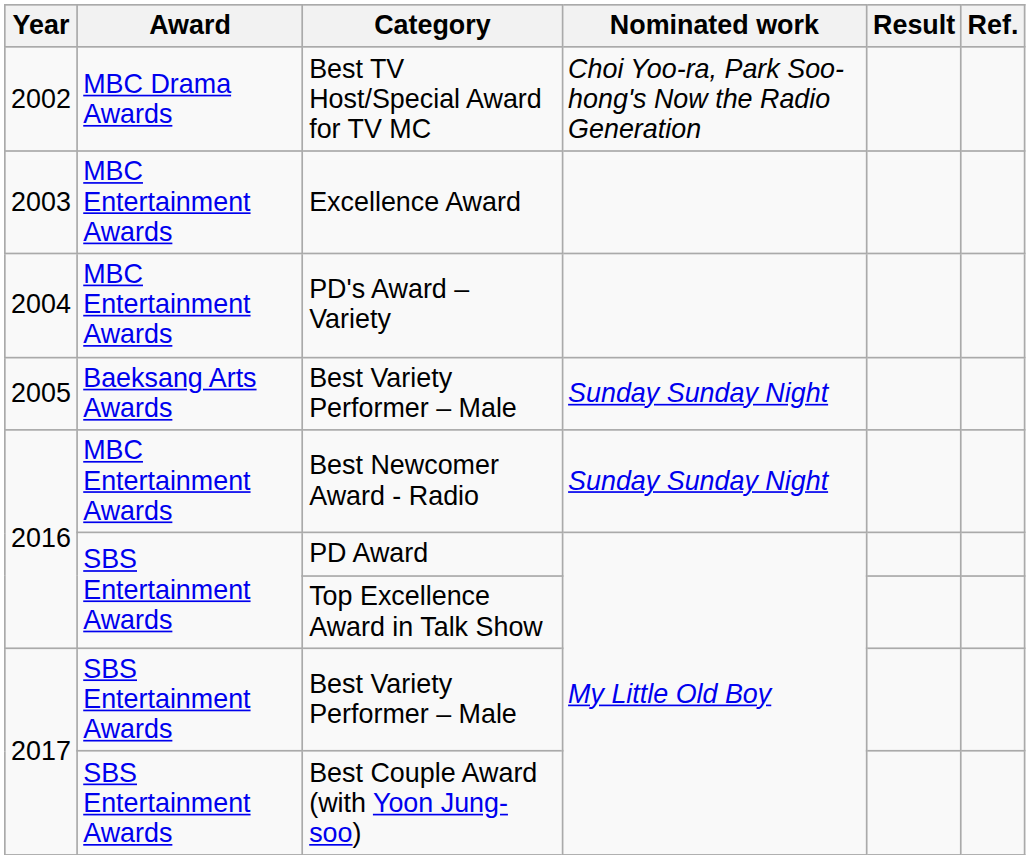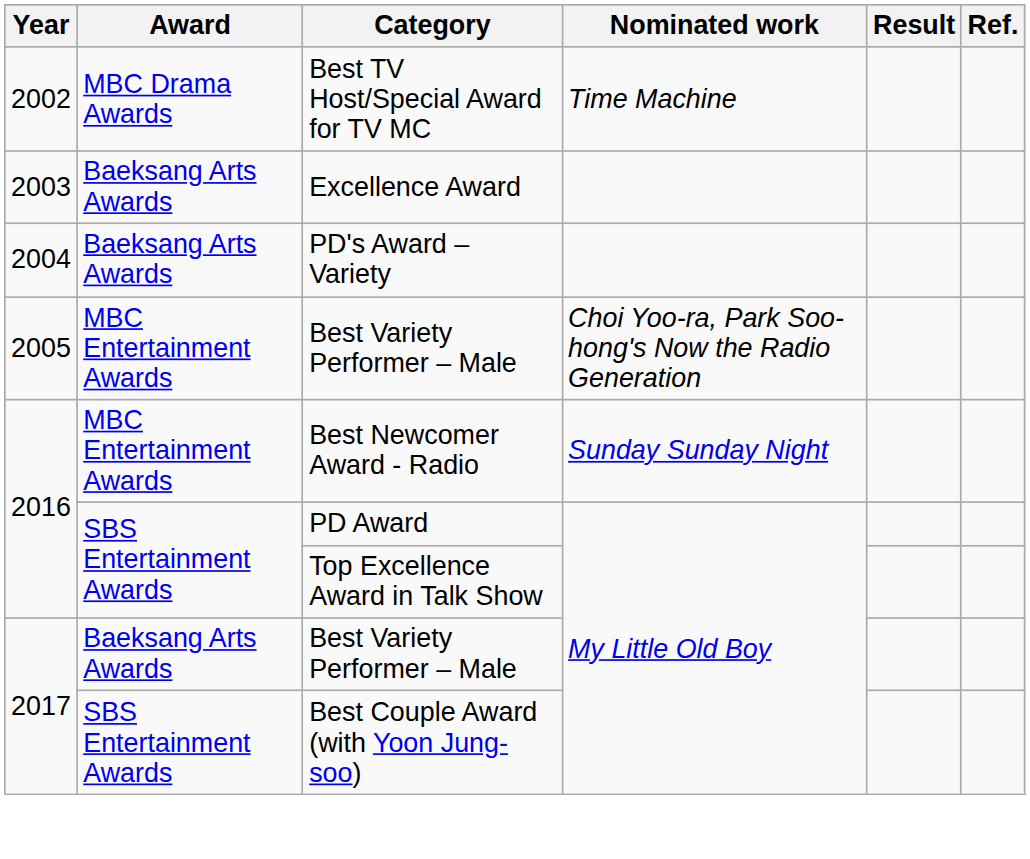(706, 98) Choi Yoo-ra, Park Soo-hong's Now the Radio Generation -> (652, 98) Time Machine
(167, 201) MBC Entertainment Awards -> (170, 186) Baeksang Arts Awards
(167, 304) MBC Entertainment Awards -> (170, 259) Baeksang Arts Awards
(170, 392) Baeksang Arts Awards -> (167, 347) MBC Entertainment Awards
(698, 392) Sunday Sunday Night -> (706, 347) Choi Yoo-ra, Park Soo-hong's Now the Radio Generation
(167, 699) SBS Entertainment Awards -> (170, 654) Baeksang Arts Awards
